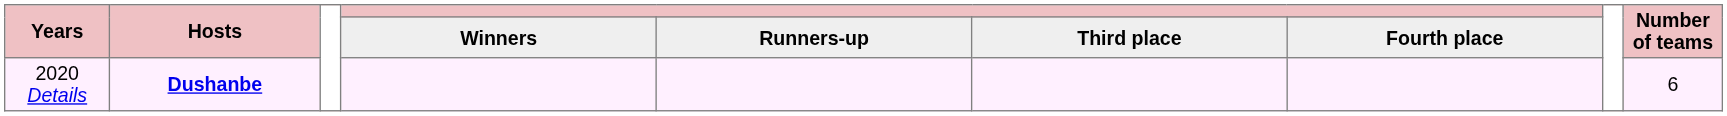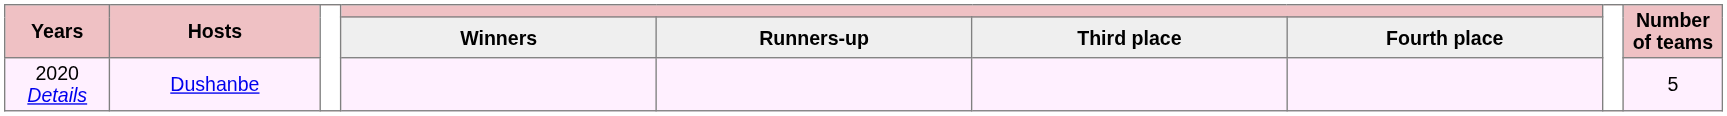(215, 84) bold -> (215, 84) normal
(1673, 84) 6 -> (1673, 84) 5
